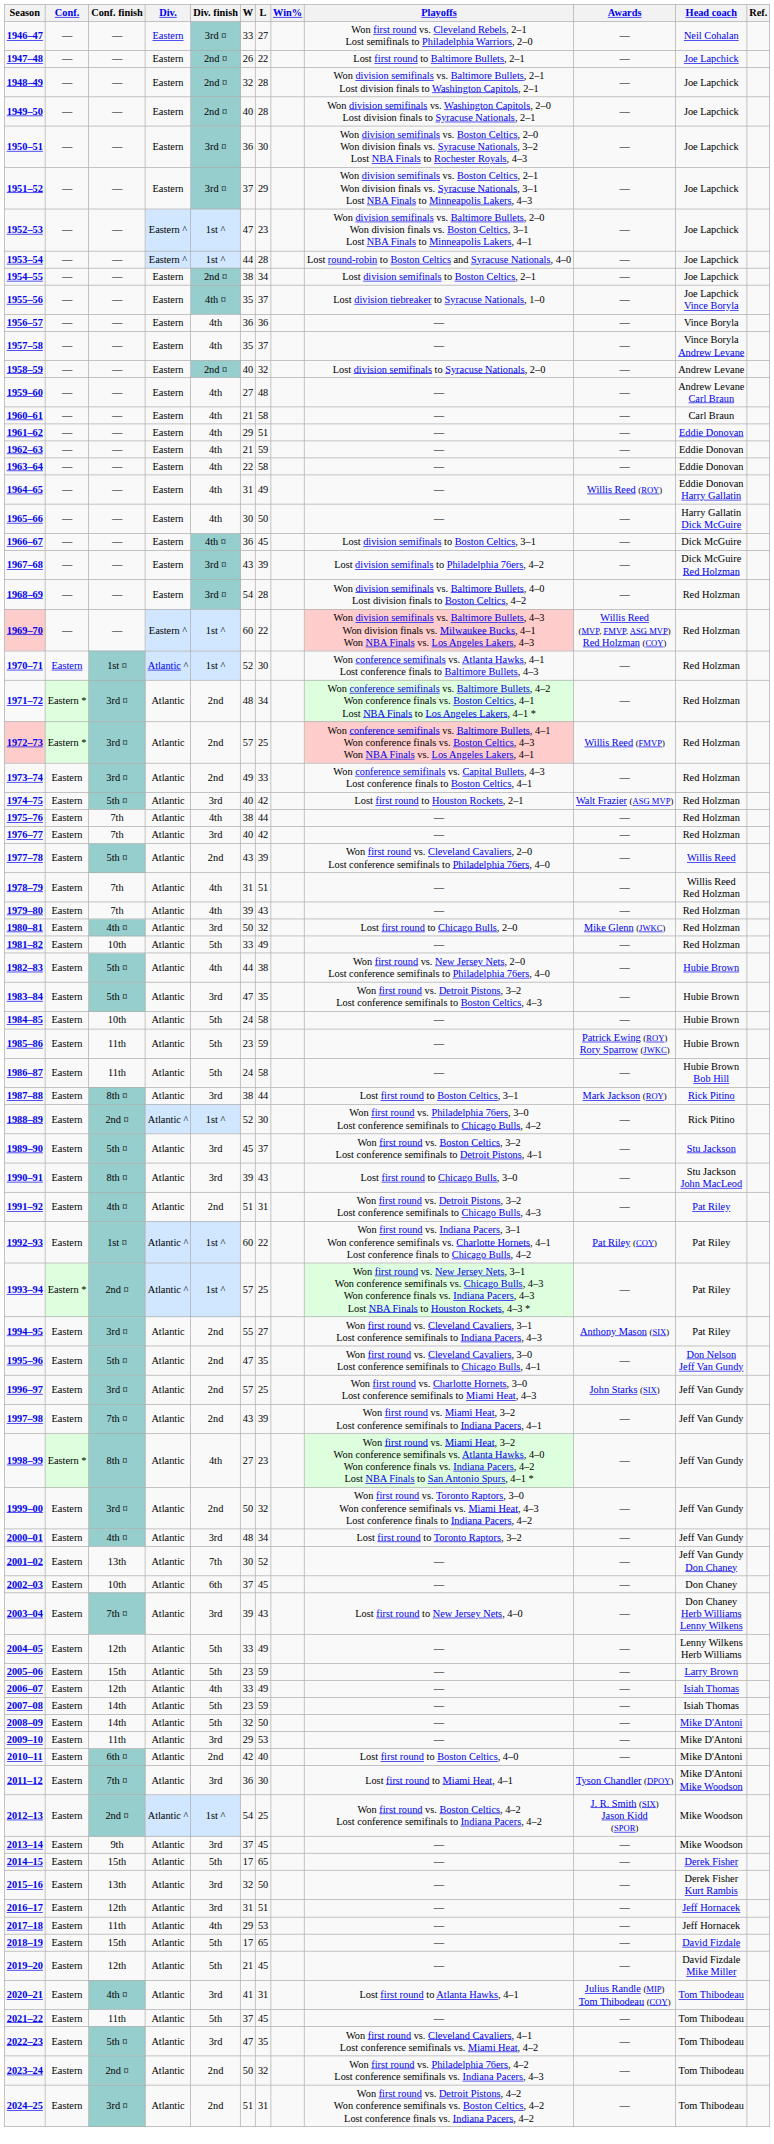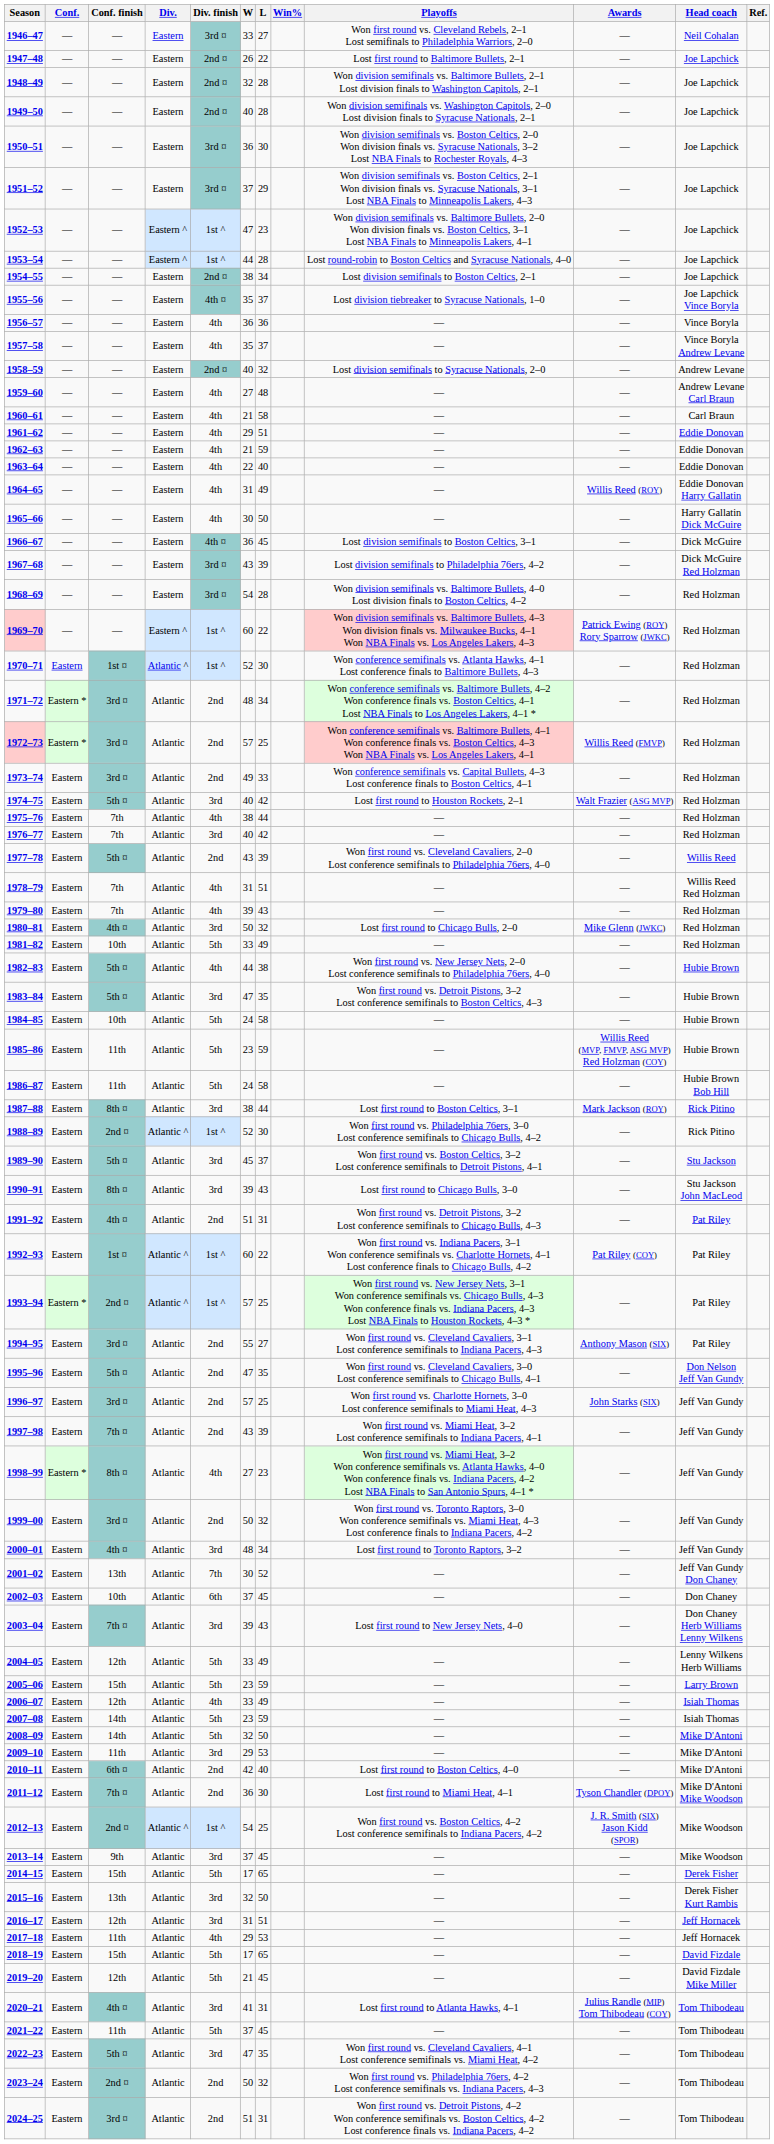(263, 466) 58 -> (263, 466) 40
(625, 630) Willis Reed (MVP, FMVP, ASG MVP) Red Holzman (COY) -> (625, 630) Patrick Ewing (ROY) Rory Sparrow (JWKC)
(625, 1043) Patrick Ewing (ROY) Rory Sparrow (JWKC) -> (625, 1049) Willis Reed (MVP, FMVP, ASG MVP) Red Holzman (COY)
(216, 1780) 3rd -> (216, 1792) 2nd
